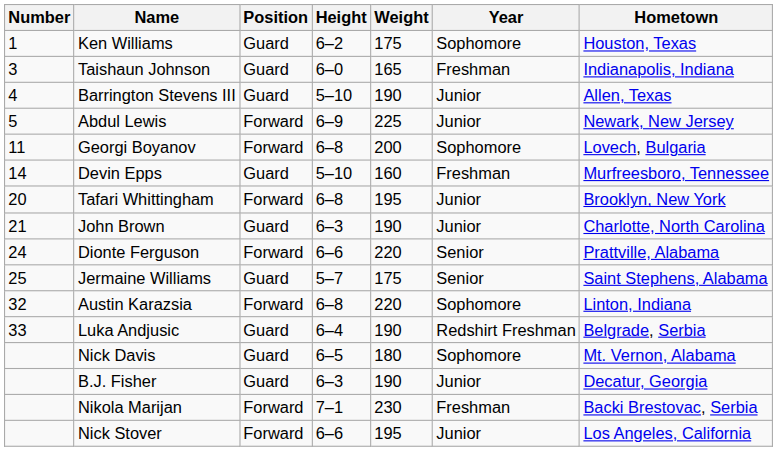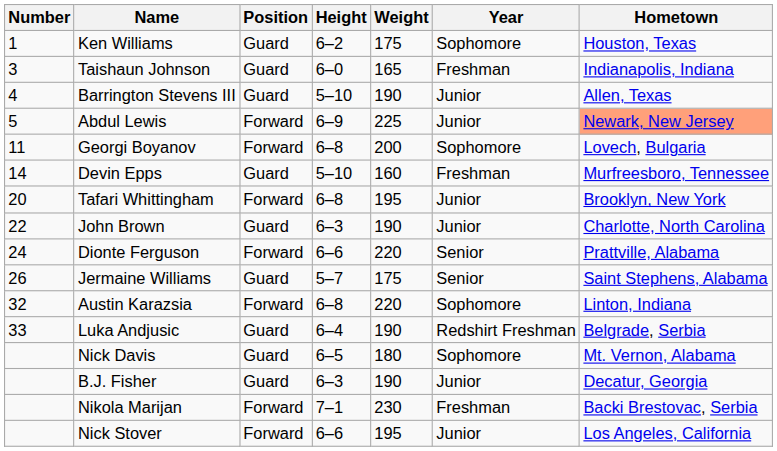(659, 122) no background -> (659, 122) lightsalmon background
(17, 226) 21 -> (17, 226) 22
(17, 278) 25 -> (17, 278) 26
